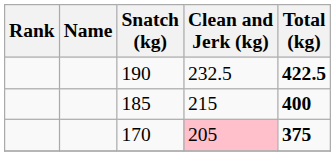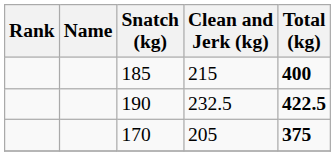rows swapped: (136, 72) <-> (136, 103)
(203, 134) pink background -> (203, 134) no background
